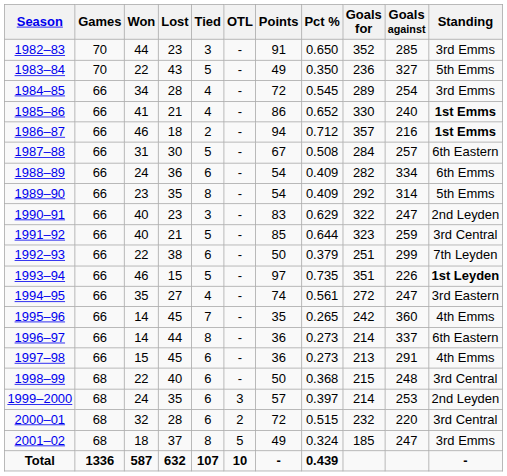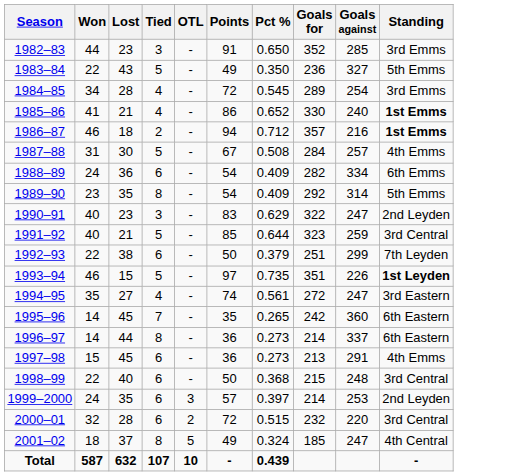- column: (100, 22)
(465, 152) 6th Eastern -> (416, 152) 4th Emms
(465, 317) 4th Emms -> (416, 317) 6th Eastern
(465, 440) 3rd Emms -> (416, 440) 4th Central
